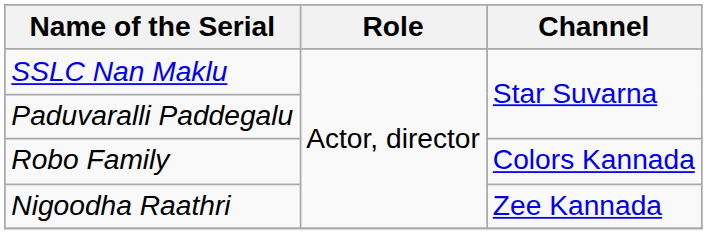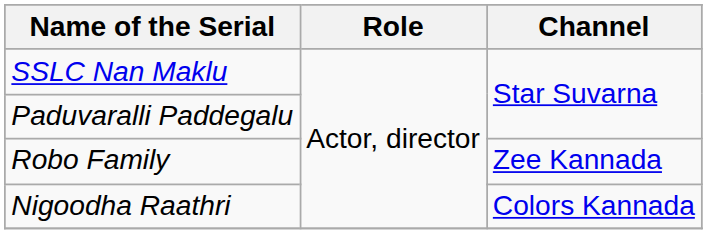(594, 160) Colors Kannada -> (577, 160) Zee Kannada
(577, 205) Zee Kannada -> (594, 205) Colors Kannada
